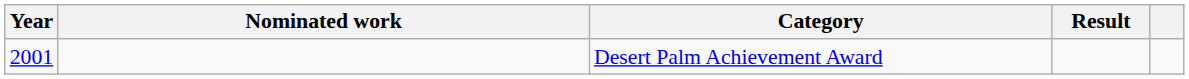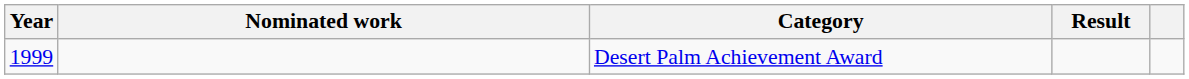(31, 56) 2001 -> (31, 56) 1999
